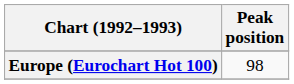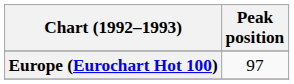(255, 65) 98 -> (255, 65) 97
